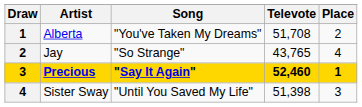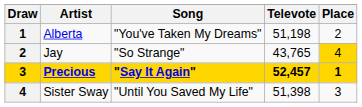(292, 33) 51,708 -> (292, 33) 51,198
(338, 53) no background -> (338, 53) gold background
(292, 72) 52,460 -> (292, 72) 52,457
